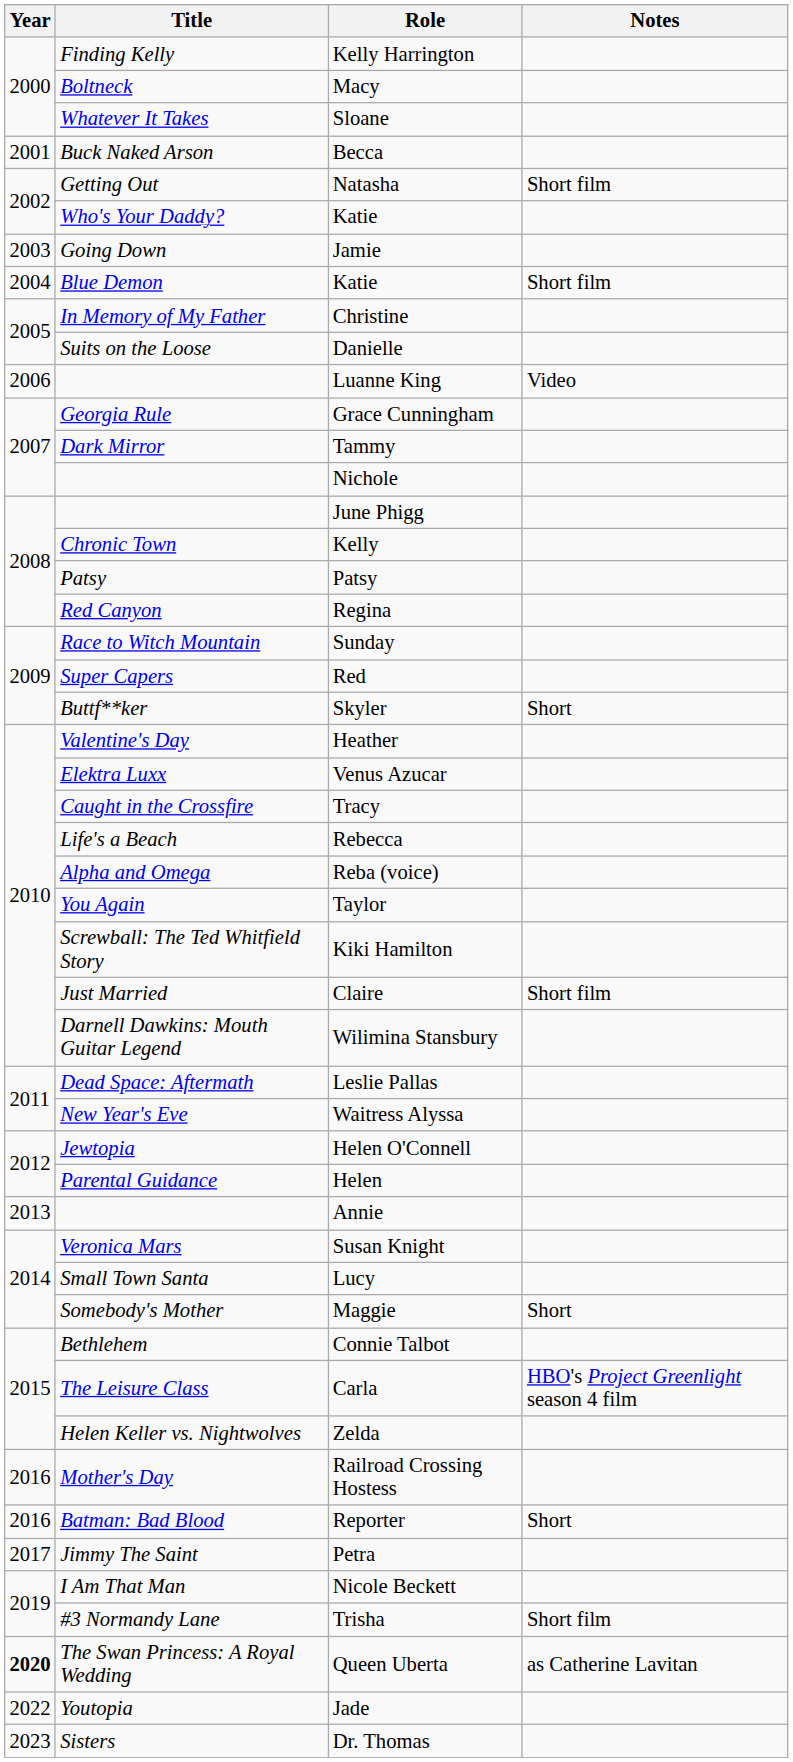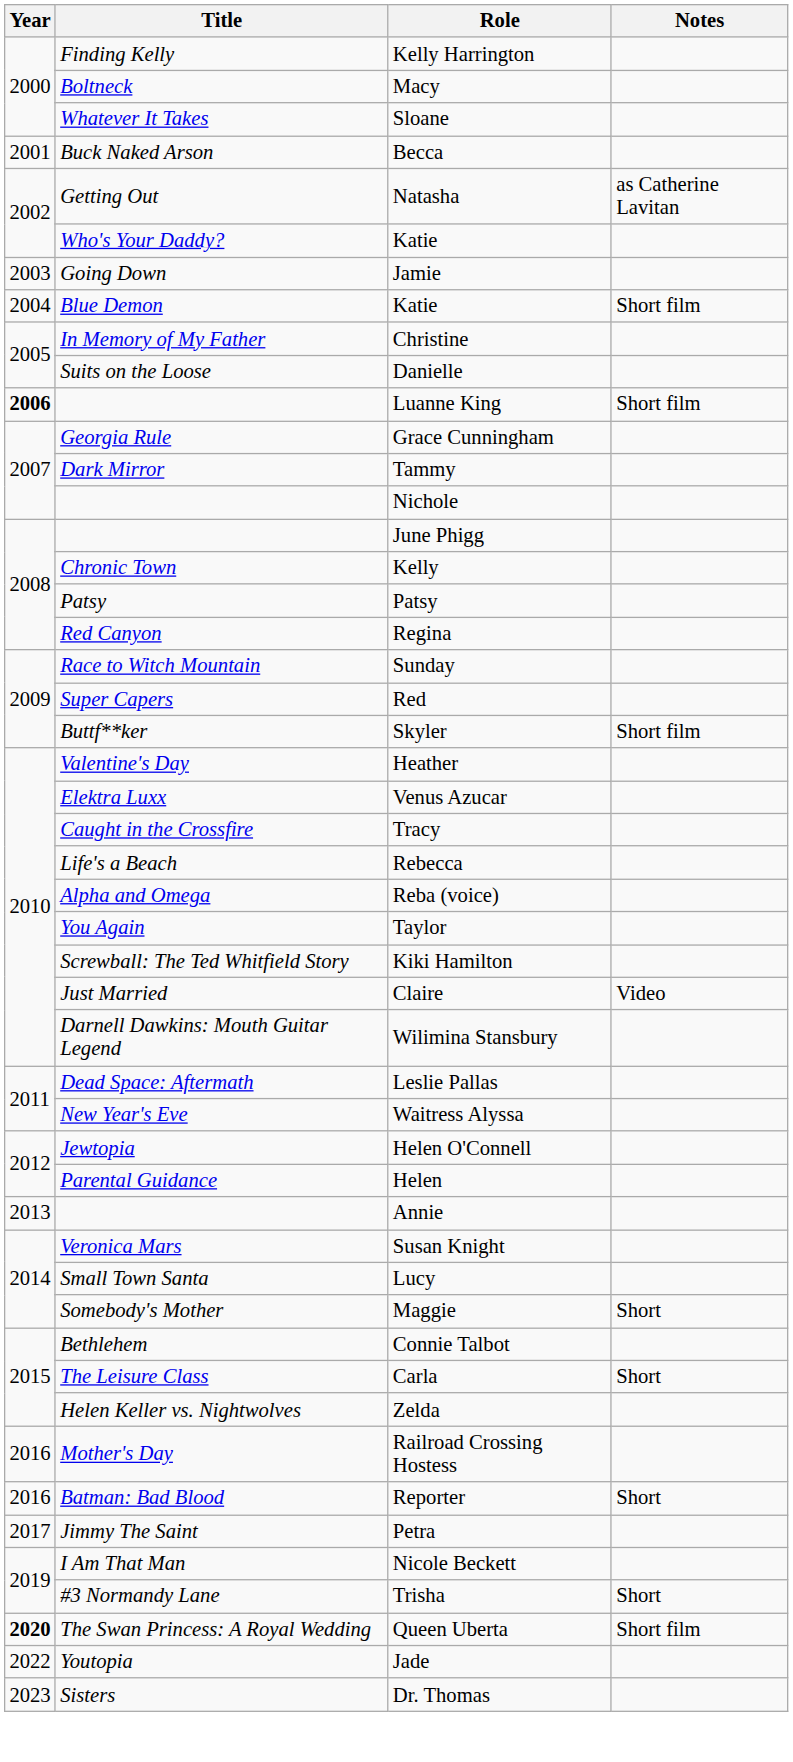(569, 184) Short film -> (668, 196) as Catherine Lavitan
(30, 380) normal -> (30, 404) bold
(551, 380) Video -> (658, 404) Short film
(549, 708) Short -> (658, 731) Short film
(569, 993) Short film -> (641, 993) Video
(634, 1388) HBO's Project Greenlight season 4 film -> (639, 1376) Short
(569, 1619) Short film -> (639, 1596) Short
(612, 1663) as Catherine Lavitan -> (658, 1629) Short film
